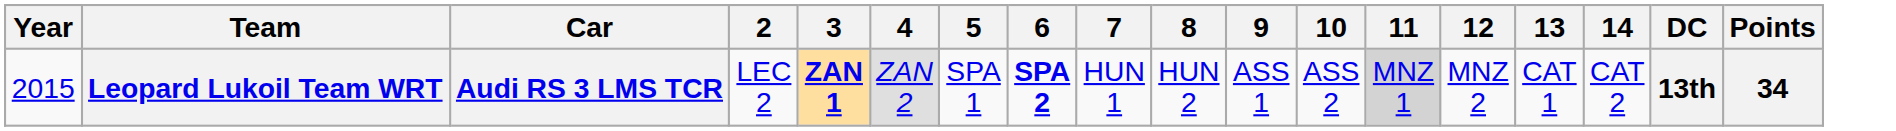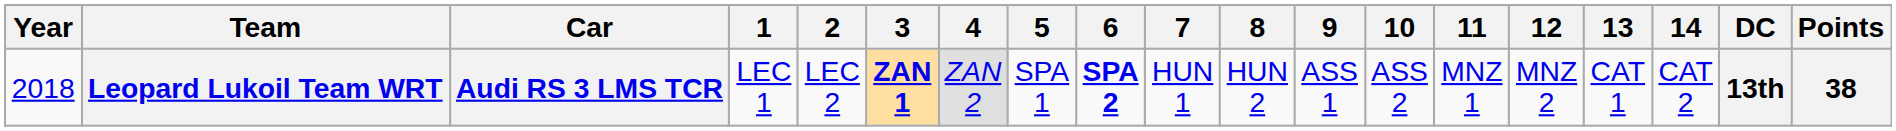+ column: (764, 27)
(43, 87) 2015 -> (43, 87) 2018
(1403, 87) lightgrey background -> (1472, 87) no background
(1773, 87) 34 -> (1841, 87) 38
